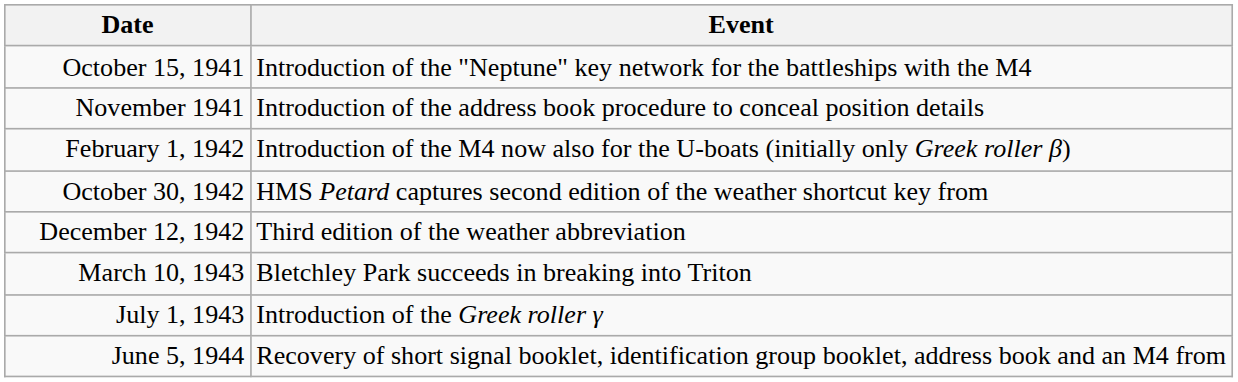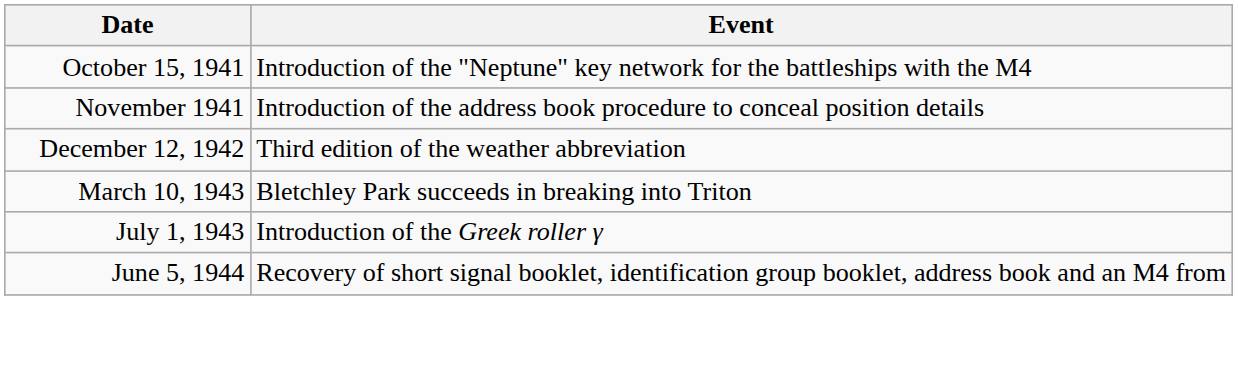- row: (155, 149)
- row: (153, 190)
